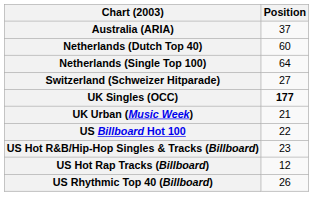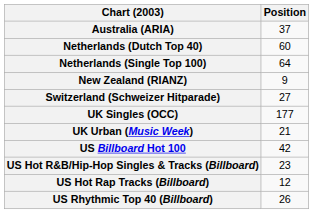+ row: (133, 81)
(285, 98) bold -> (285, 115) normal
(285, 132) 22 -> (285, 149) 42
